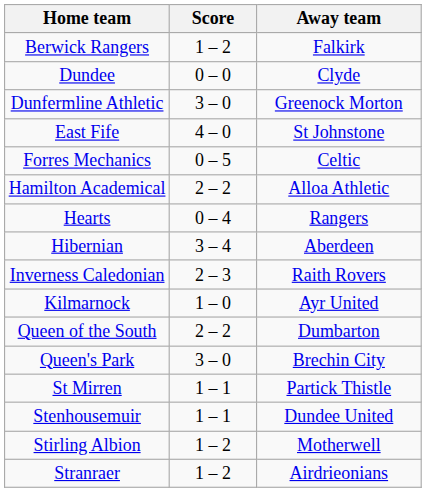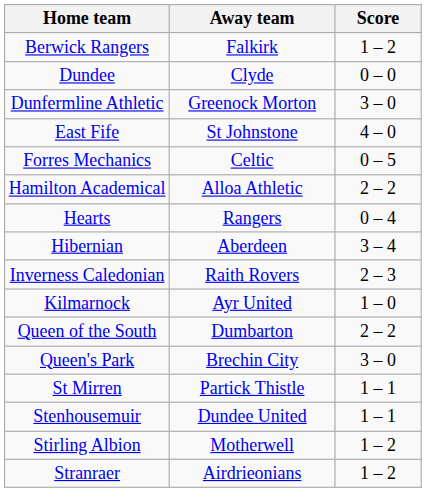columns swapped: (213, 18) <-> (339, 18)
